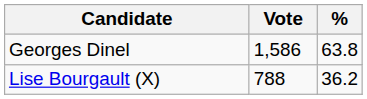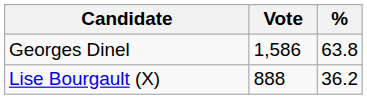(269, 79) 788 -> (269, 79) 888
